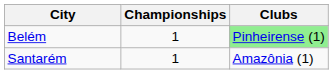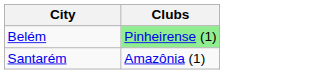- column: (175, 15)
